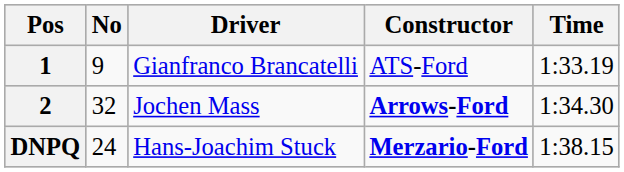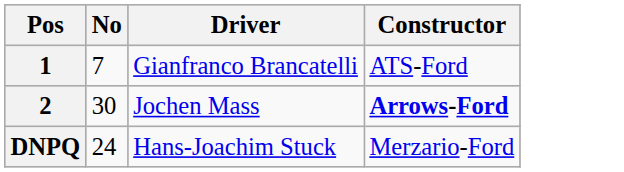- column: (577, 24)
(98, 65) 9 -> (98, 65) 7
(104, 106) 32 -> (104, 106) 30
(449, 146) bold -> (442, 146) normal
